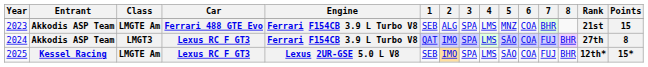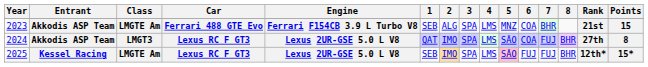(342, 40) Ferrari F154CB 3.9 L Turbo V8 -> (342, 40) Lexus 2UR-GSE 5.0 L V8
(509, 55) no background -> (509, 55) pink background
(529, 55) COA -> (529, 55) FUJ
